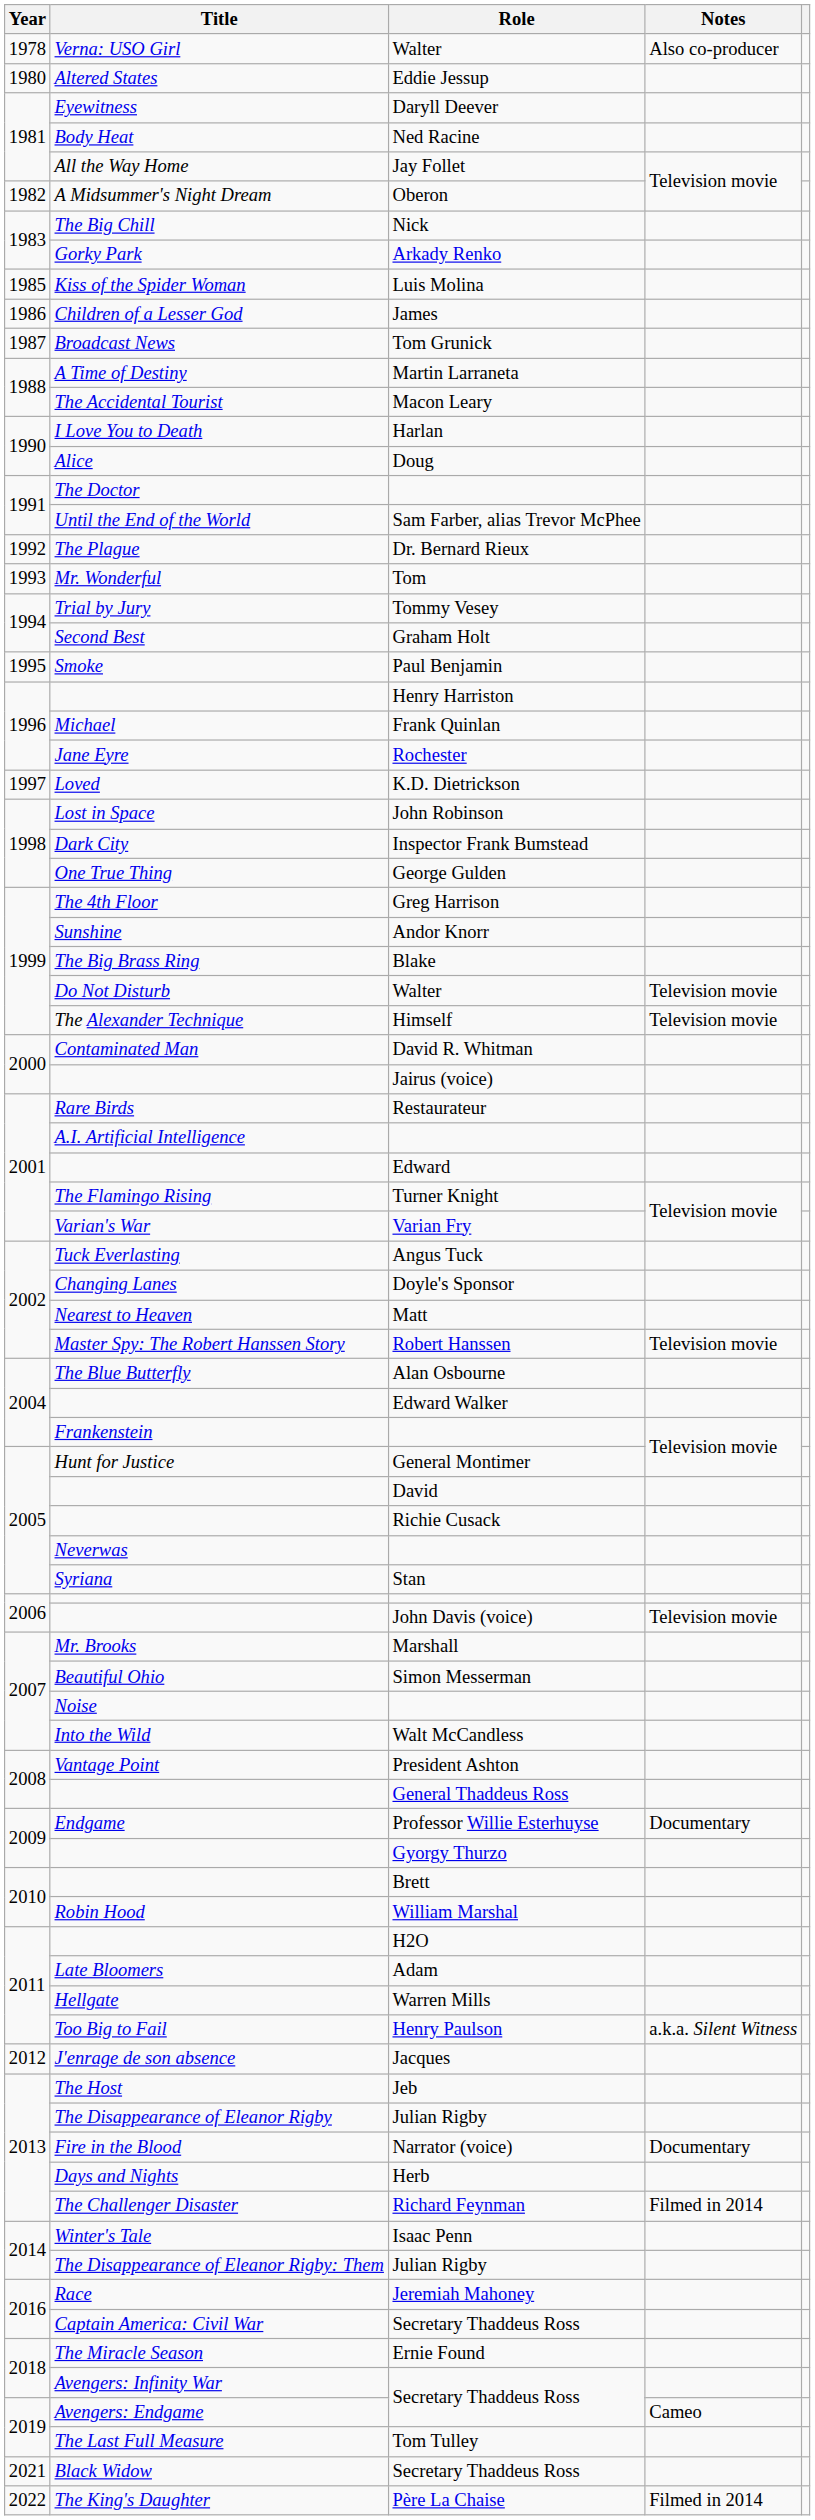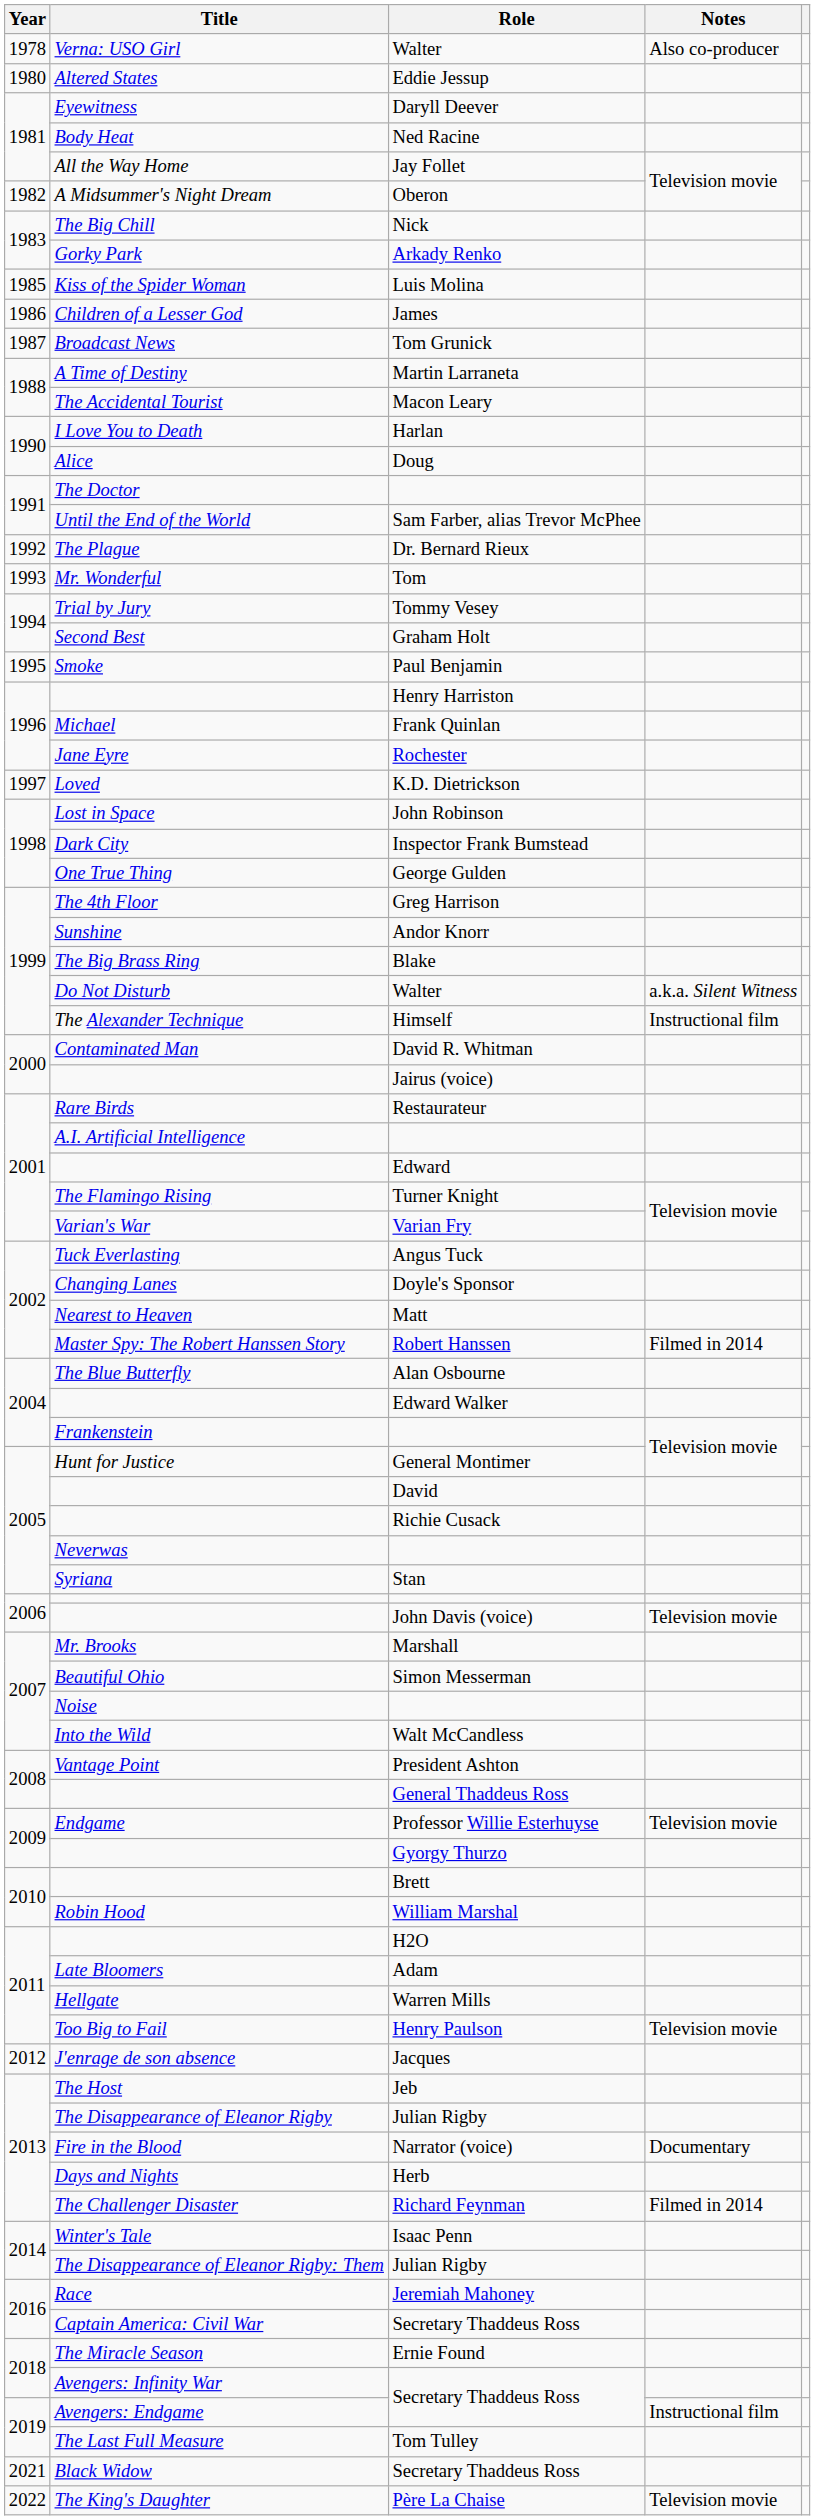(713, 990) Television movie -> (723, 990) a.k.a. Silent Witness
(713, 1020) Television movie -> (714, 1020) Instructional film
(713, 1343) Television movie -> (706, 1343) Filmed in 2014
(700, 1823) Documentary -> (713, 1823) Television movie
(723, 2029) a.k.a. Silent Witness -> (713, 2029) Television movie
(676, 2412) Cameo -> (714, 2412) Instructional film
(706, 2500) Filmed in 2014 -> (713, 2500) Television movie
